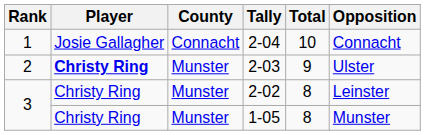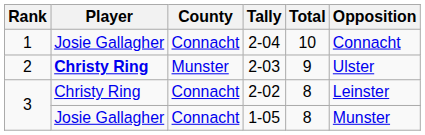(200, 92) Munster -> (205, 92) Connacht
(97, 117) Christy Ring -> (109, 117) Josie Gallagher
(200, 117) Munster -> (205, 117) Connacht
